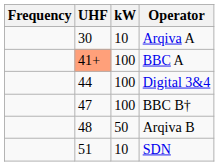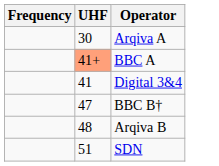- column: (125, 15)
(85, 82) 44 -> (85, 82) 41
